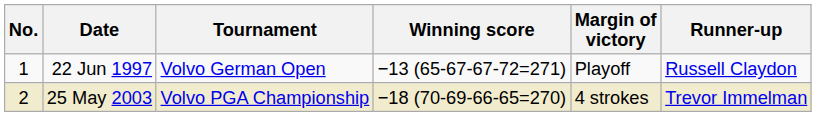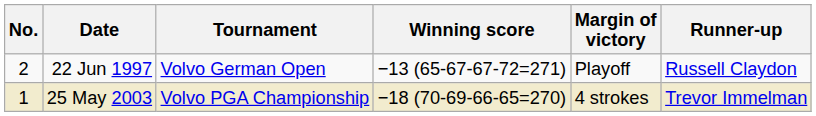(24, 69) 1 -> (24, 69) 2
(24, 97) 2 -> (24, 97) 1
